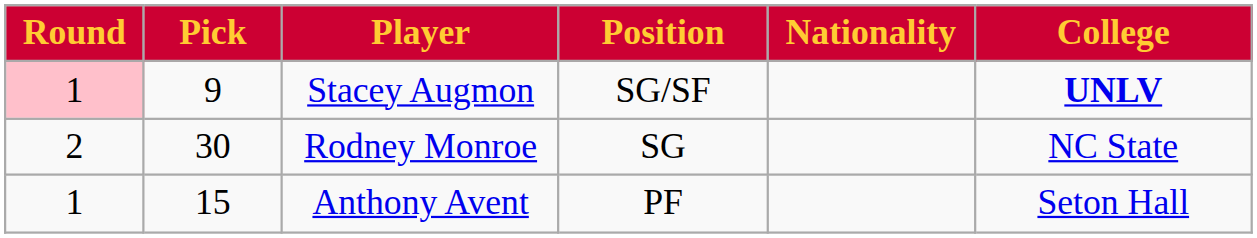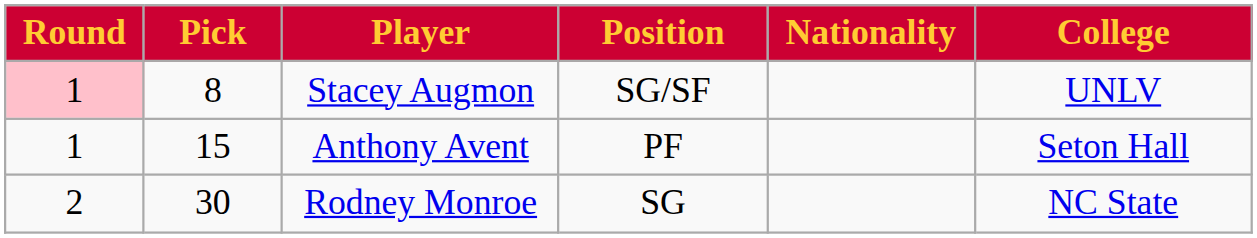(213, 89) 9 -> (213, 89) 8
(1113, 89) bold -> (1113, 89) normal
rows swapped: (421, 202) <-> (421, 145)
